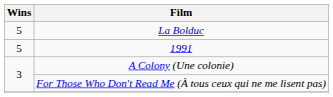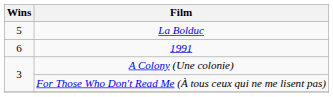(19, 48) 5 -> (19, 48) 6
